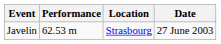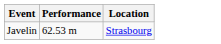- column: (185, 13)
